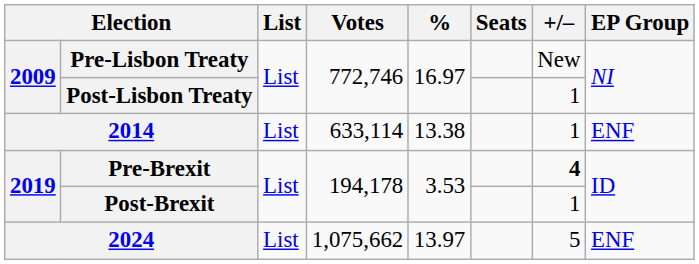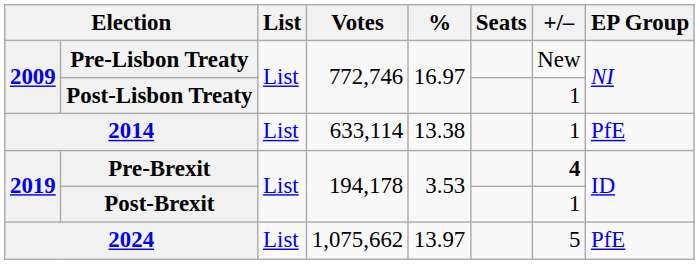(613, 131) ENF -> (608, 131) PfE
(613, 240) ENF -> (608, 240) PfE
